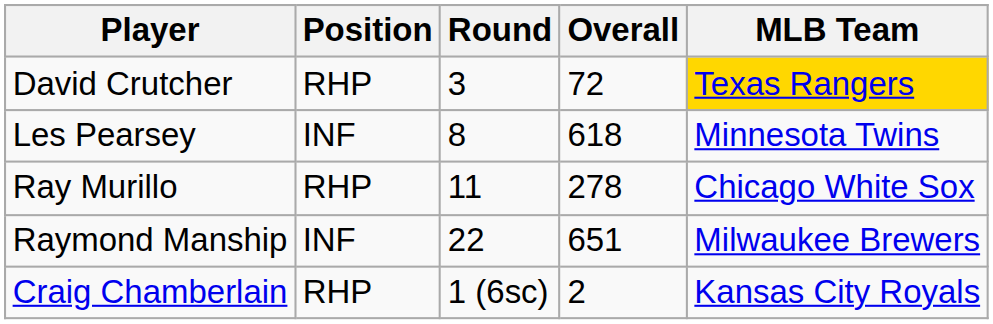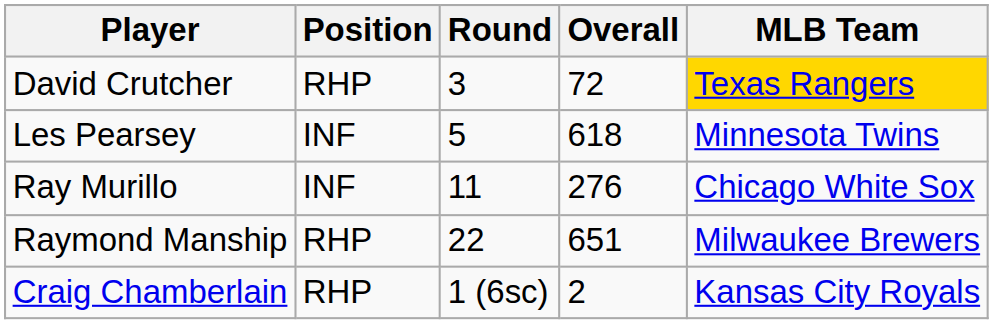(457, 135) 8 -> (457, 135) 5
(337, 187) RHP -> (329, 187) INF
(595, 187) 278 -> (595, 187) 276
(329, 239) INF -> (337, 239) RHP
